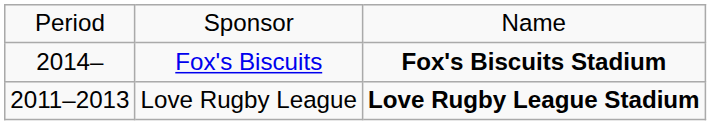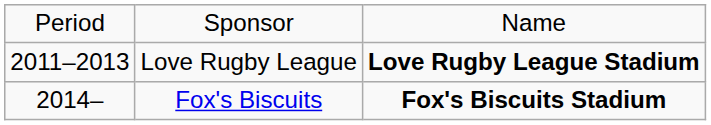rows swapped: (249, 100) <-> (249, 61)
